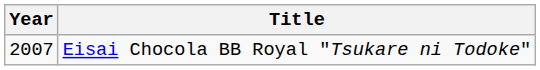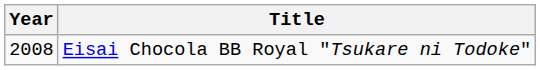(31, 50) 2007 -> (31, 50) 2008
